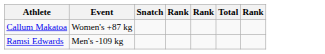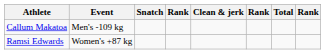+ column: (218, 12)
(102, 27) Women's +87 kg -> (97, 27) Men's -109 kg
(97, 42) Men's -109 kg -> (102, 42) Women's +87 kg
